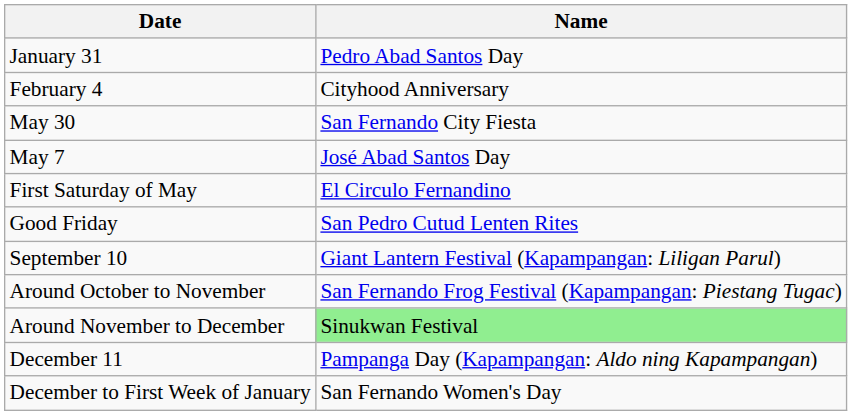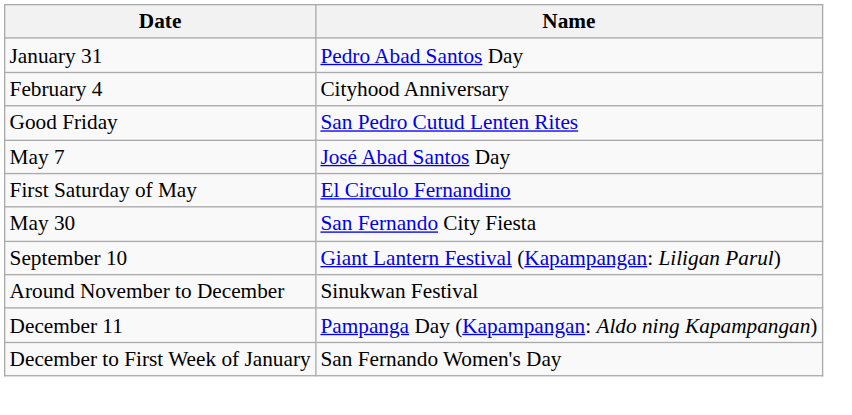rows swapped: (64, 223) <-> (42, 122)
- row: (138, 291)
(399, 325) lightgreen background -> (399, 291) no background
